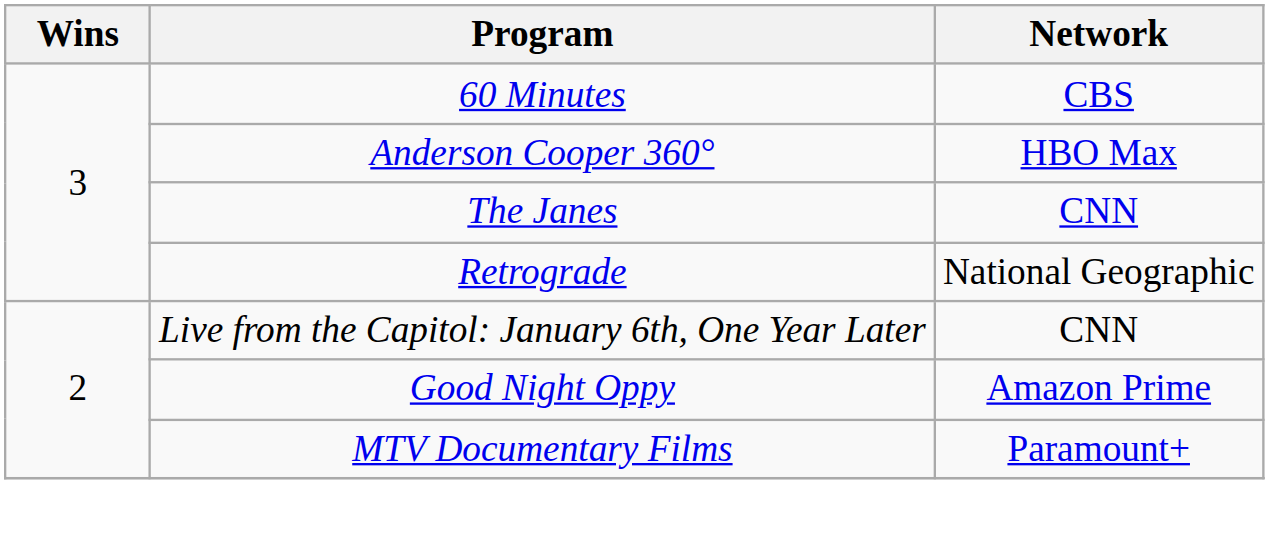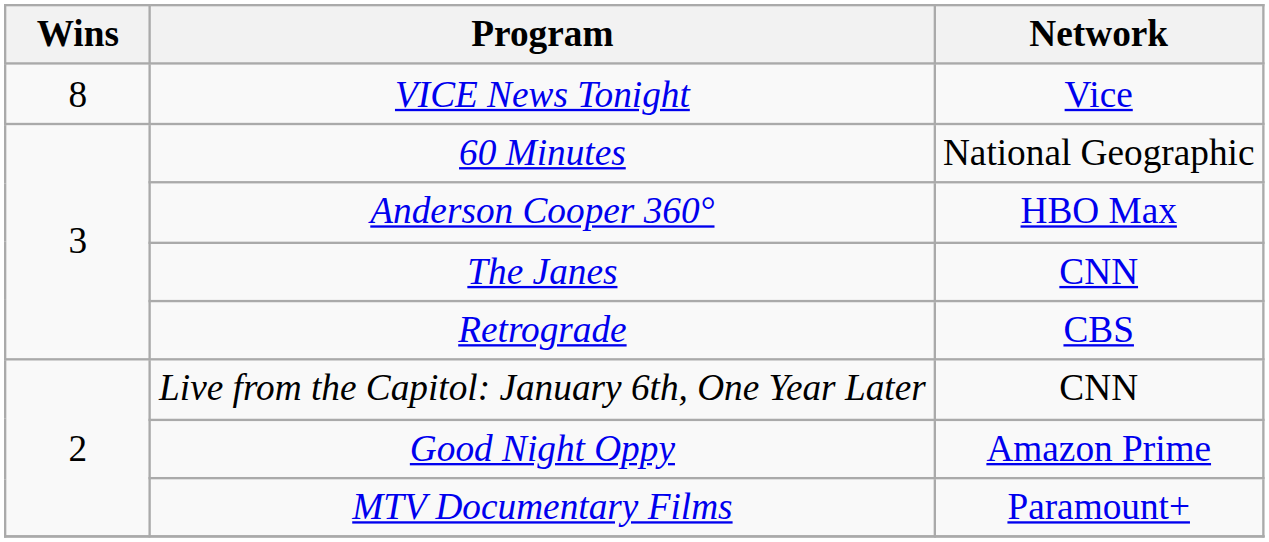+ row: (542, 93)
(1099, 93) CBS -> (1099, 152) National Geographic
(1099, 270) National Geographic -> (1099, 329) CBS
